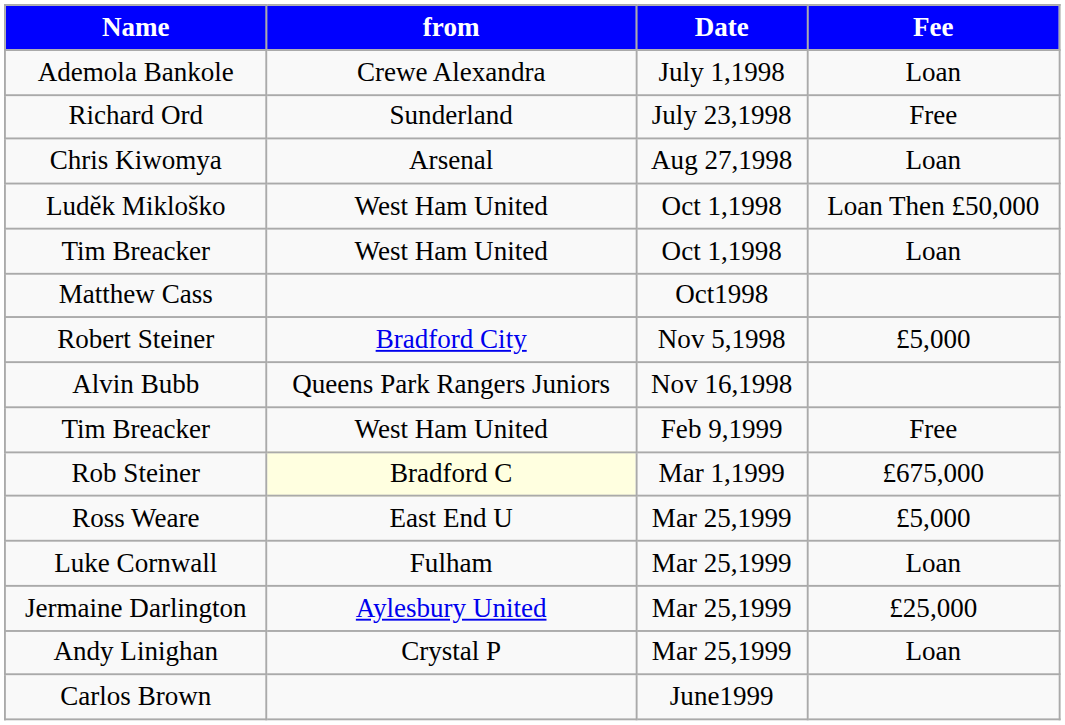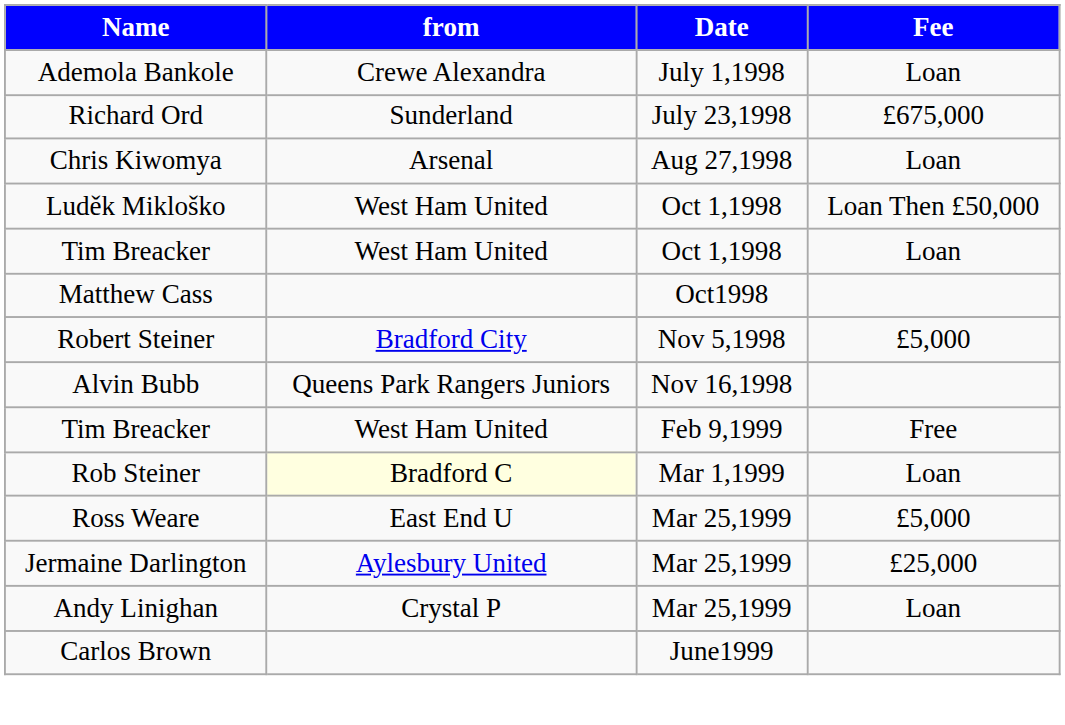(933, 116) Free -> (933, 116) £675,000
(933, 473) £675,000 -> (933, 473) Loan
- row: (136, 563)
